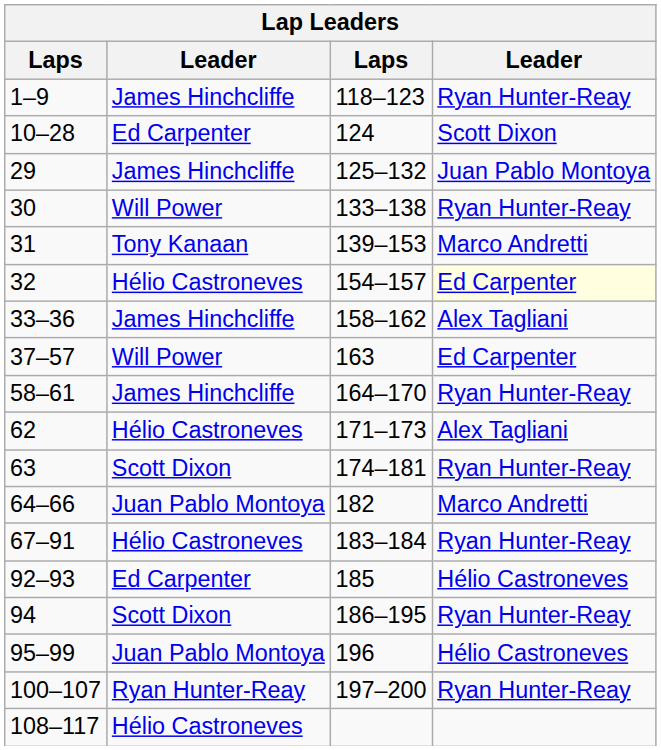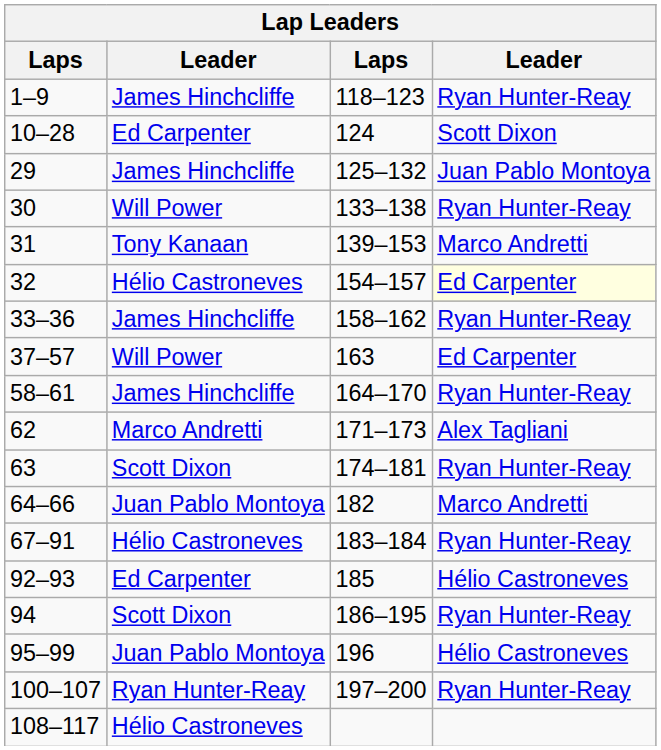(503, 319) Alex Tagliani -> (534, 319) Ryan Hunter-Reay
(207, 430) Hélio Castroneves -> (187, 430) Marco Andretti
